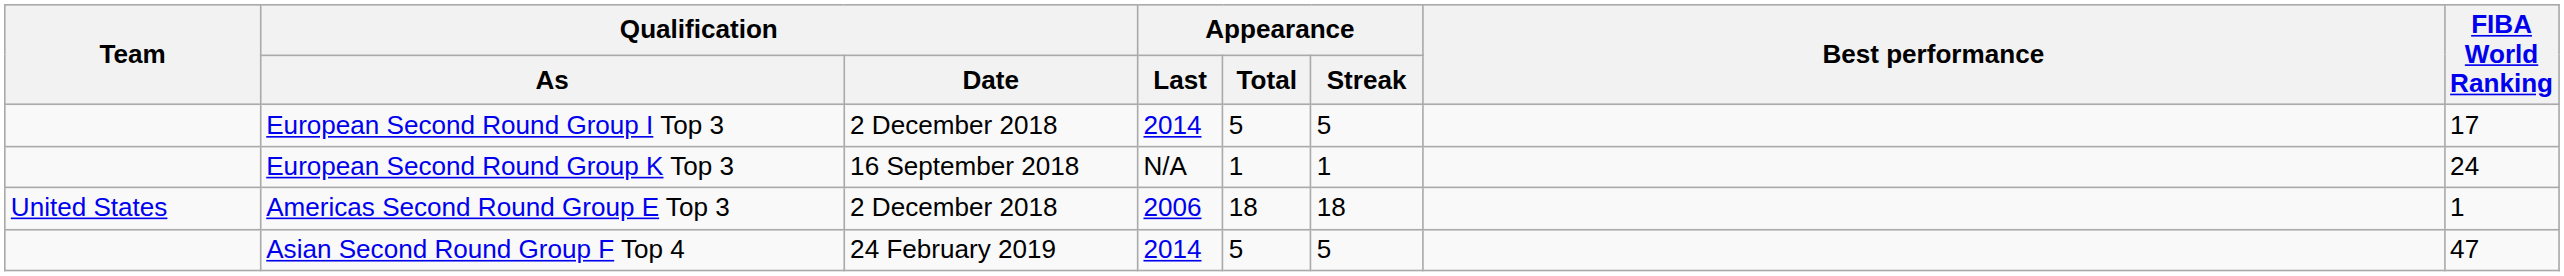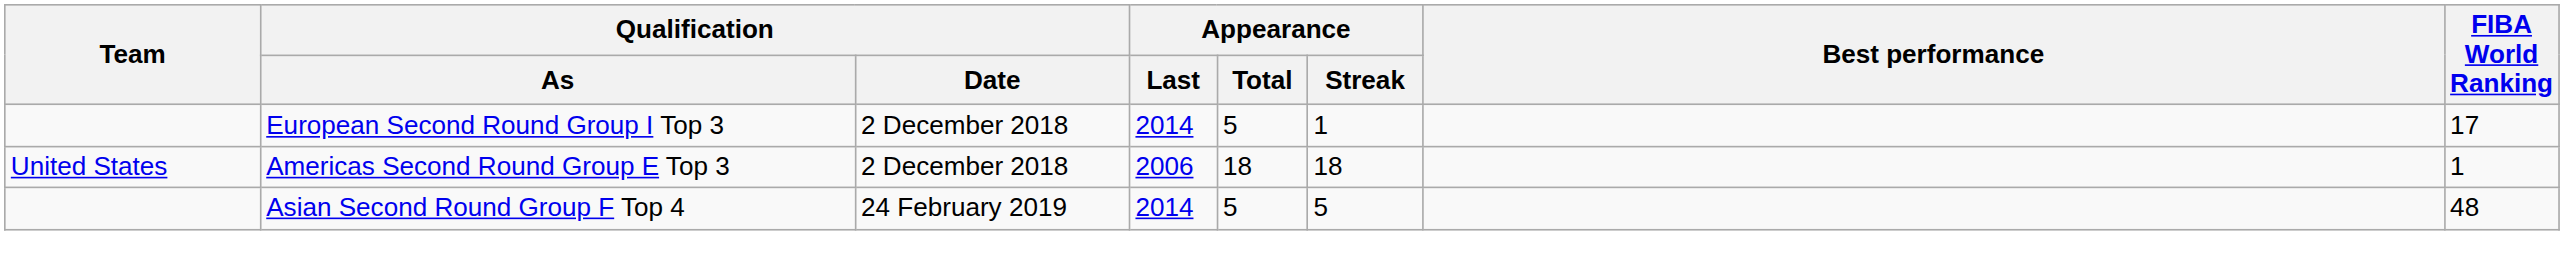(1324, 125) 5 -> (1321, 125) 1
- row: (500, 166)
(2465, 249) 47 -> (2465, 207) 48
